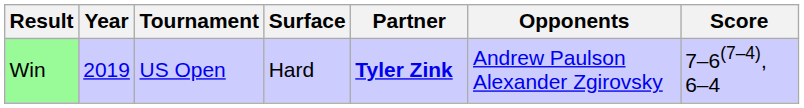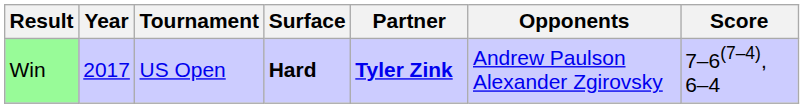(107, 69) 2019 -> (107, 69) 2017
(291, 69) normal -> (293, 69) bold
